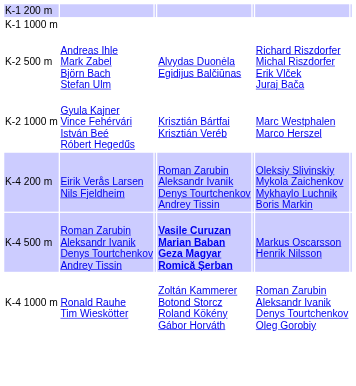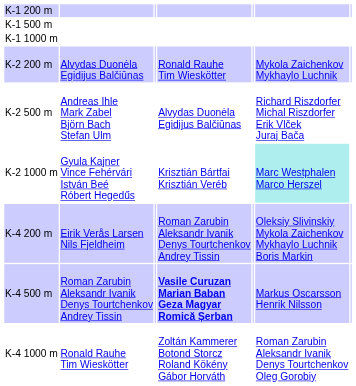+ row: (29, 24)
+ row: (29, 64)
(296, 127) no background -> (296, 179) paleturquoise background
